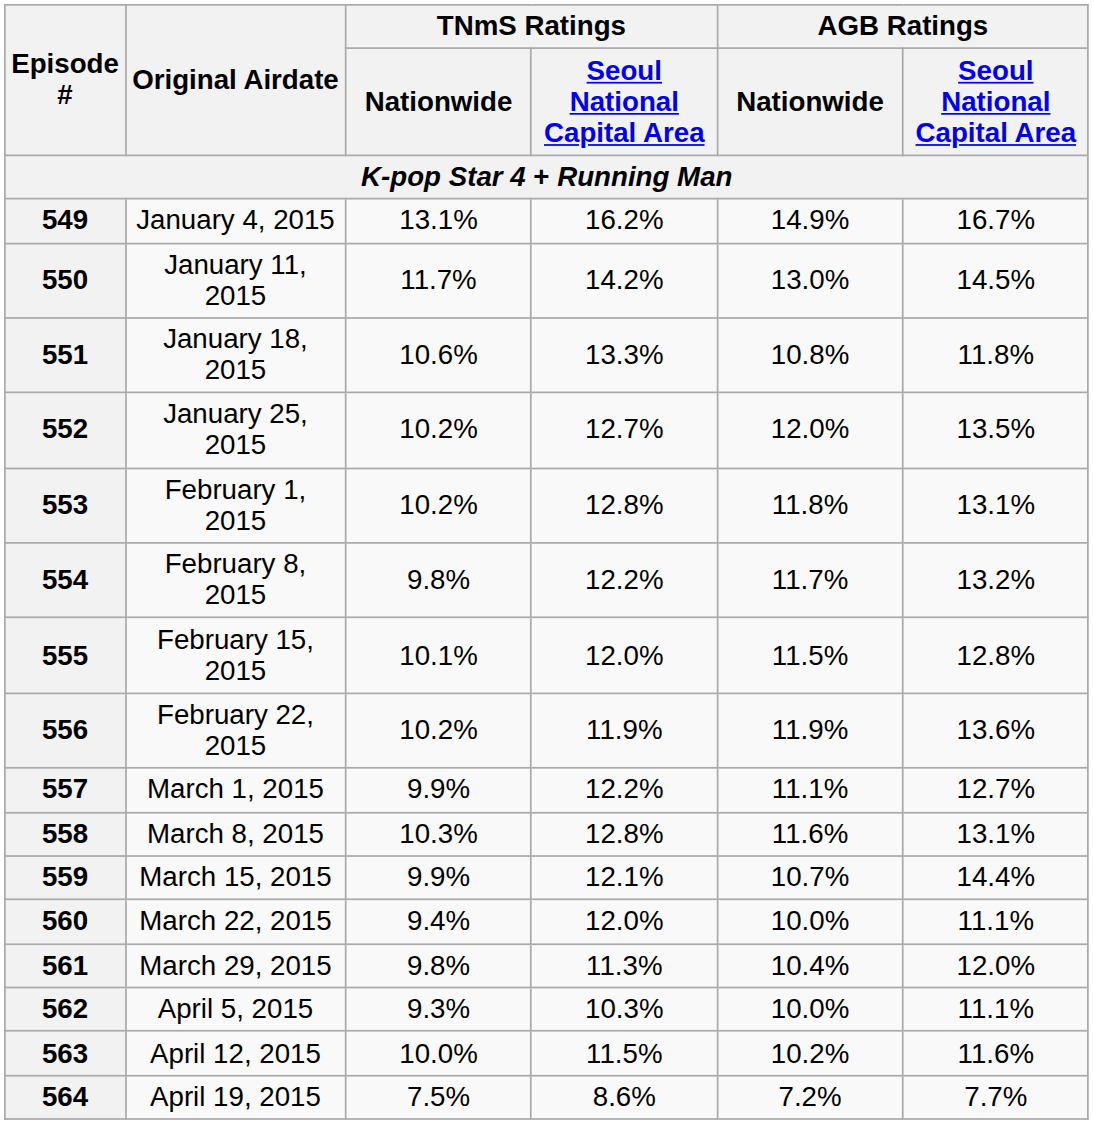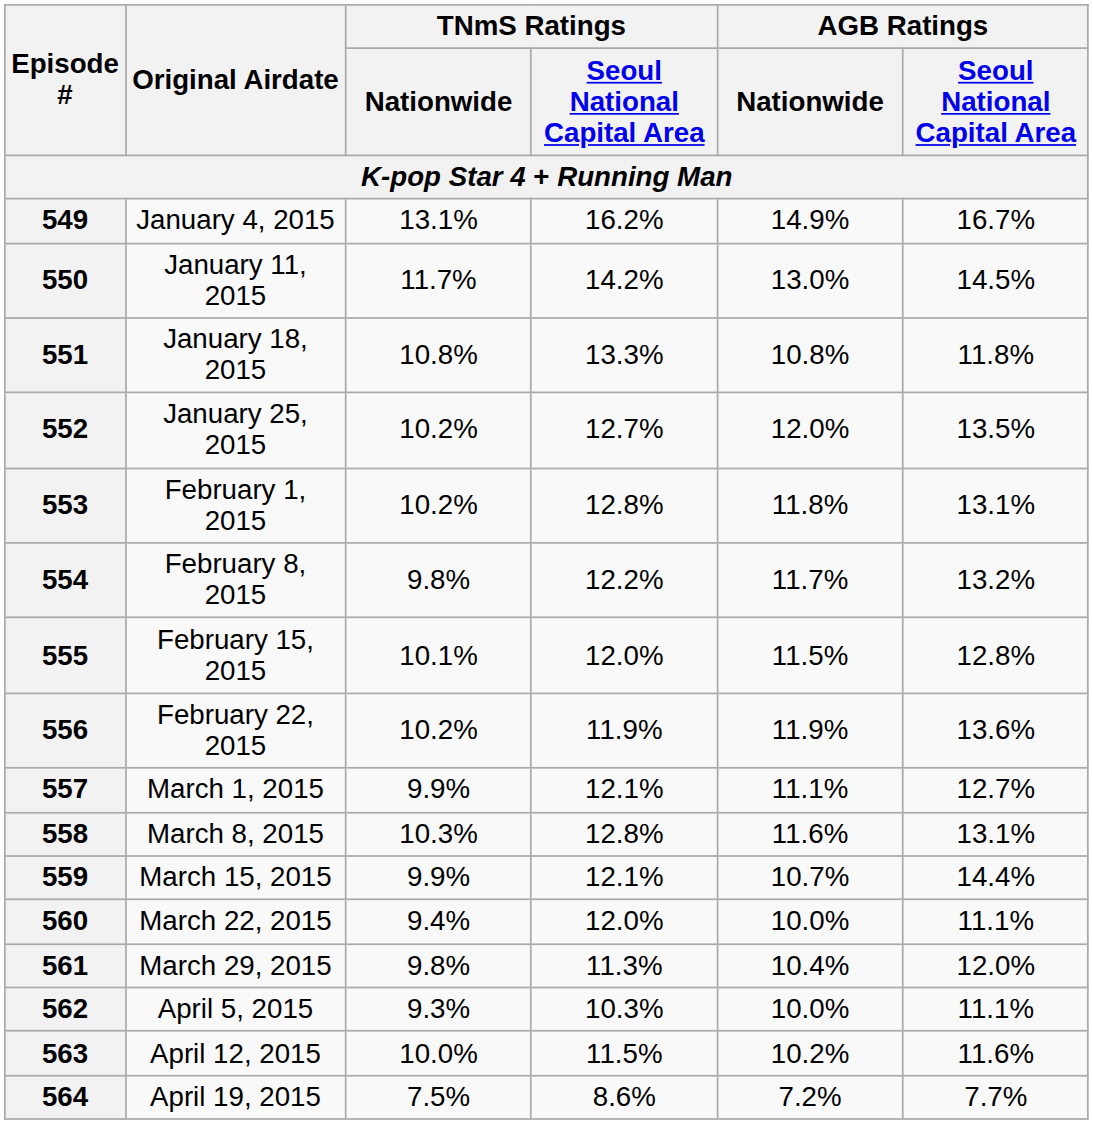(439, 354) 10.6% -> (439, 354) 10.8%
(624, 789) 12.2% -> (624, 789) 12.1%
